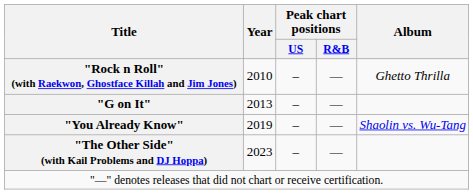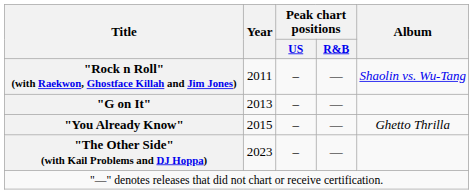(260, 76) 2010 -> (260, 76) 2011
(413, 76) Ghetto Thrilla -> (413, 76) Shaolin vs. Wu-Tang
(260, 124) 2019 -> (260, 124) 2015
(413, 124) Shaolin vs. Wu-Tang -> (413, 124) Ghetto Thrilla
